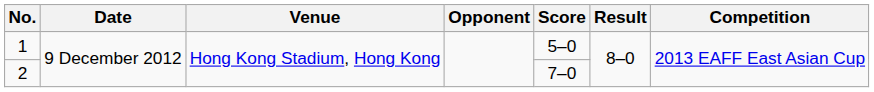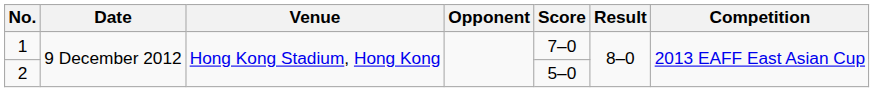(562, 45) 5–0 -> (562, 45) 7–0
(562, 73) 7–0 -> (562, 73) 5–0
